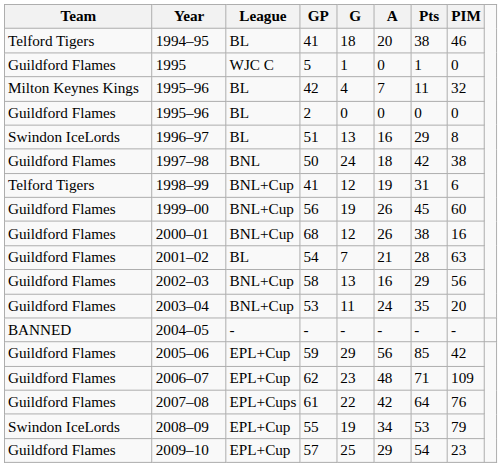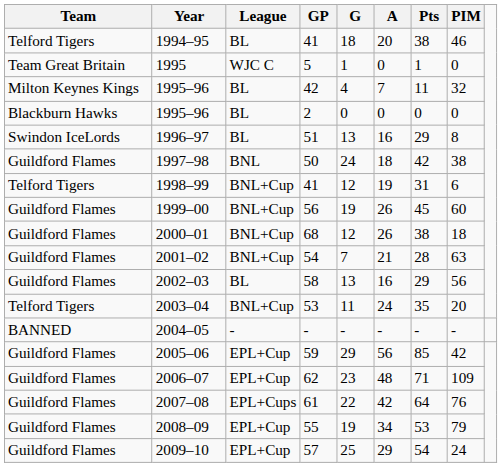(62, 64) Guildford Flames -> (67, 64) Team Great Britain
(62, 112) Guildford Flames -> (63, 112) Blackburn Hawks
(459, 233) 16 -> (459, 233) 18
(239, 257) BL -> (262, 257) BNL+Cup
(262, 281) BNL+Cup -> (239, 281) BL
(62, 305) Guildford Flames -> (51, 305) Telford Tigers
(64, 426) Swindon IceLords -> (62, 426) Guildford Flames
(459, 450) 23 -> (459, 450) 24
